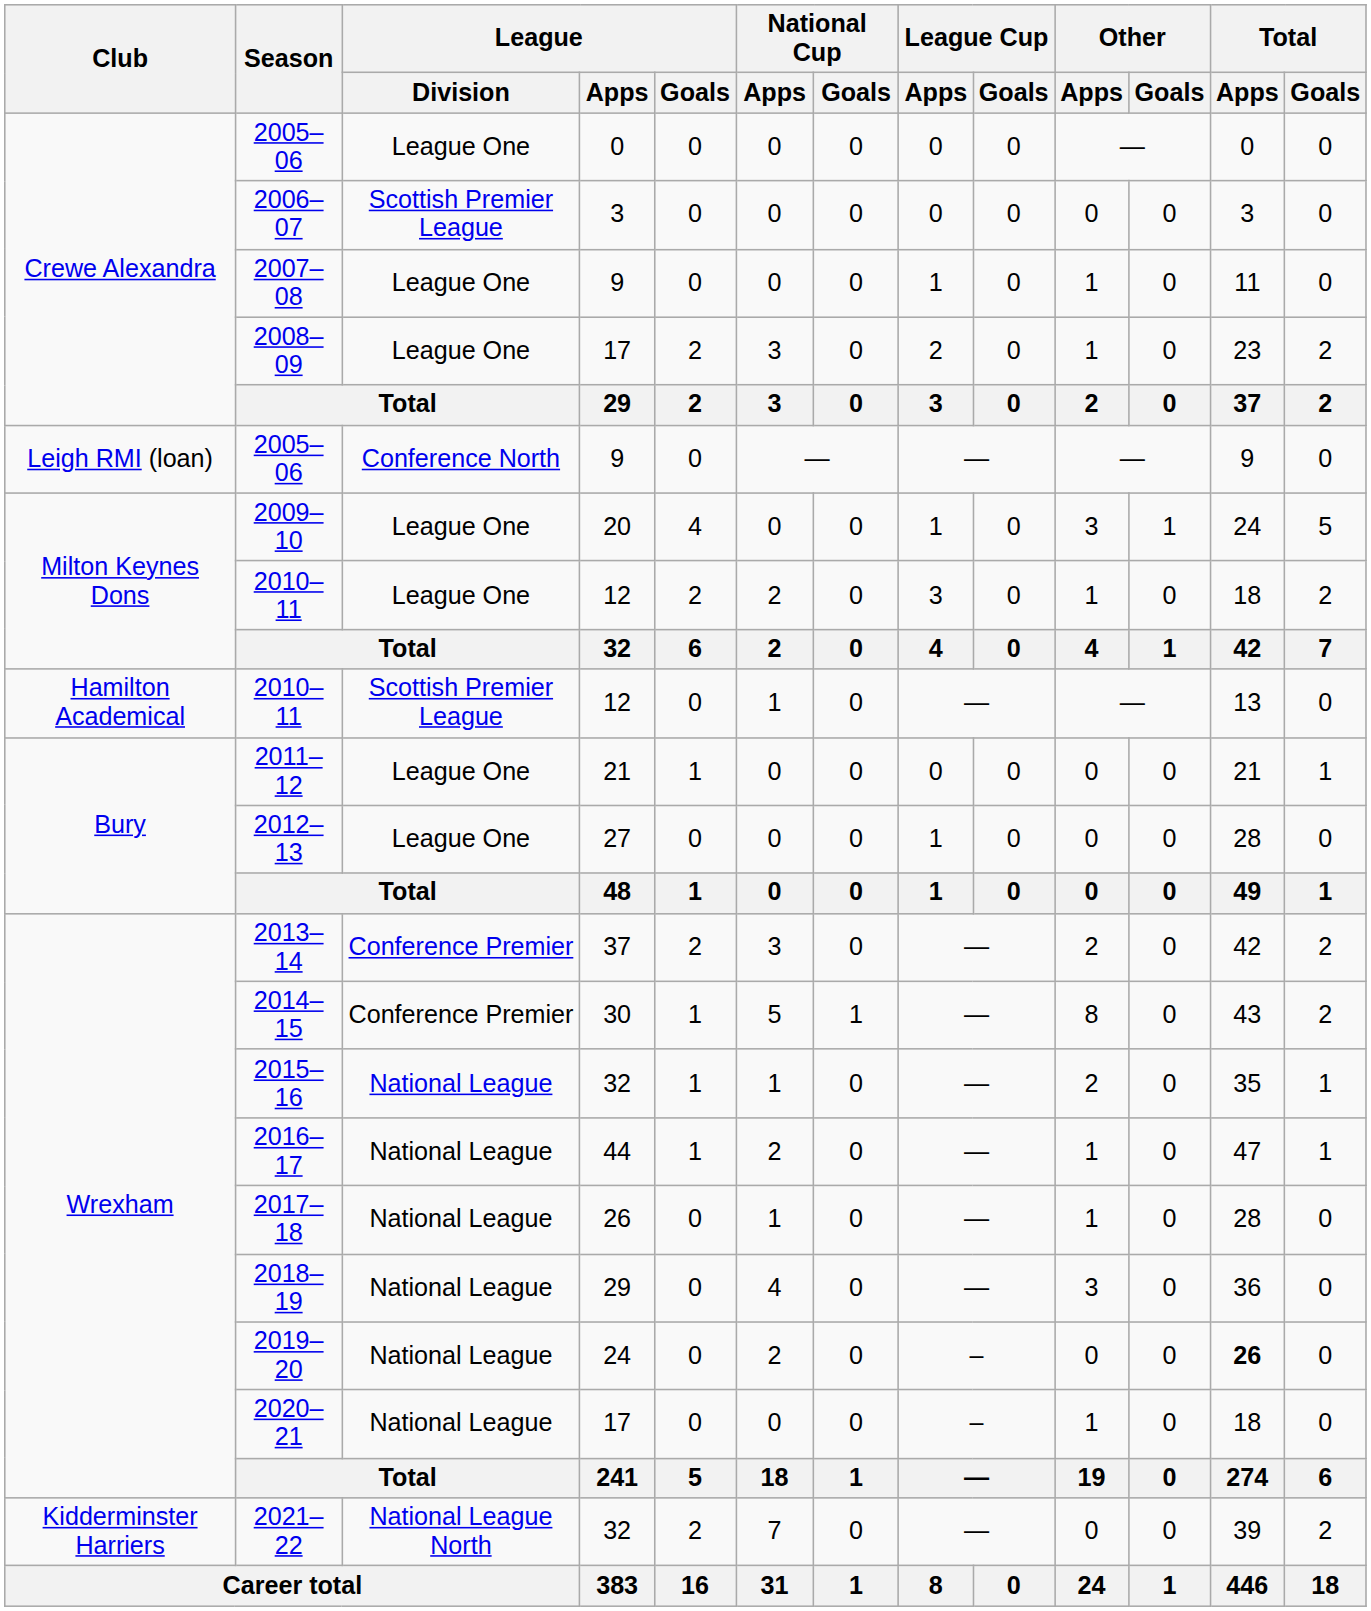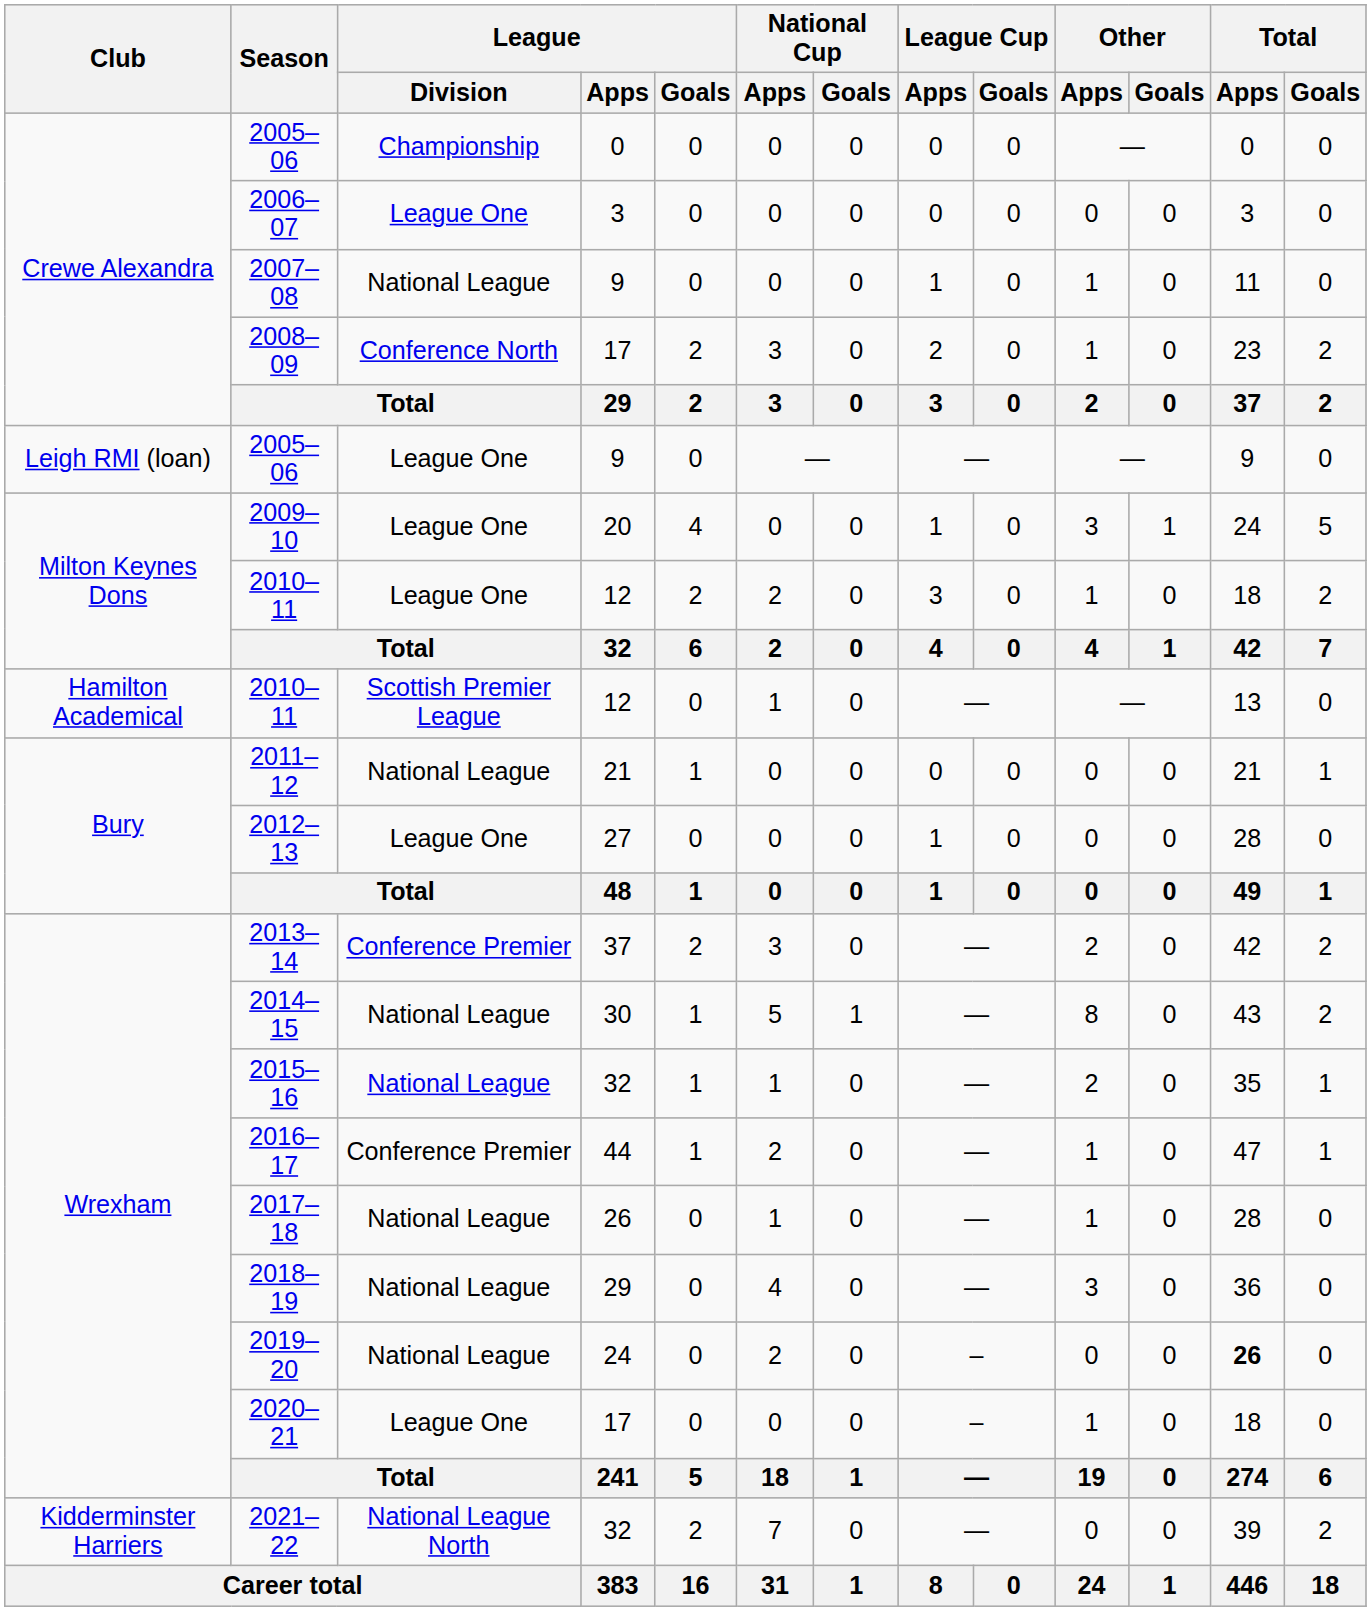(461, 146) League One -> (459, 146) Championship
(461, 214) Scottish Premier League -> (459, 214) League One
(461, 282) League One -> (459, 282) National League
(461, 350) League One -> (459, 350) Conference North
(461, 458) Conference North -> (459, 458) League One
(461, 770) League One -> (459, 770) National League
(461, 1015) Conference Premier -> (459, 1015) National League
(461, 1151) National League -> (459, 1151) Conference Premier
(461, 1423) National League -> (459, 1423) League One
